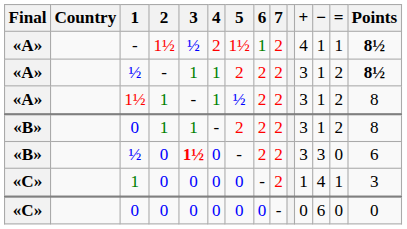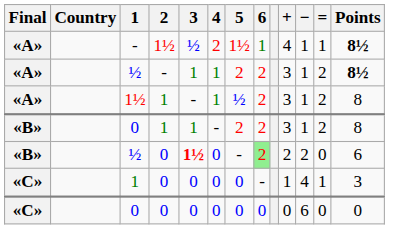- column: (278, 18)
(262, 154) no background -> (262, 154) lightgreen background
(303, 154) 3 -> (287, 154) 2
(321, 154) 3 -> (305, 154) 2
